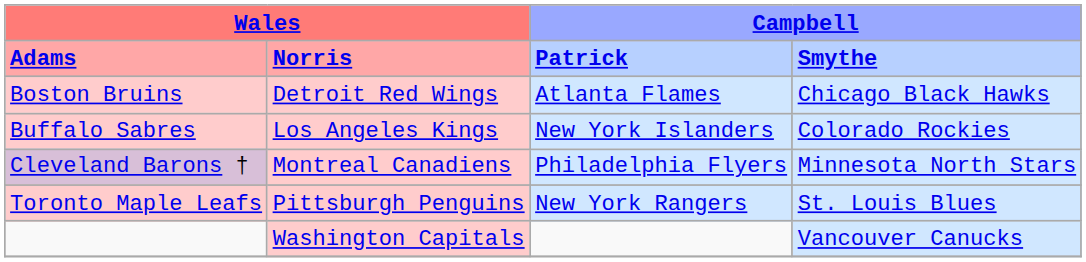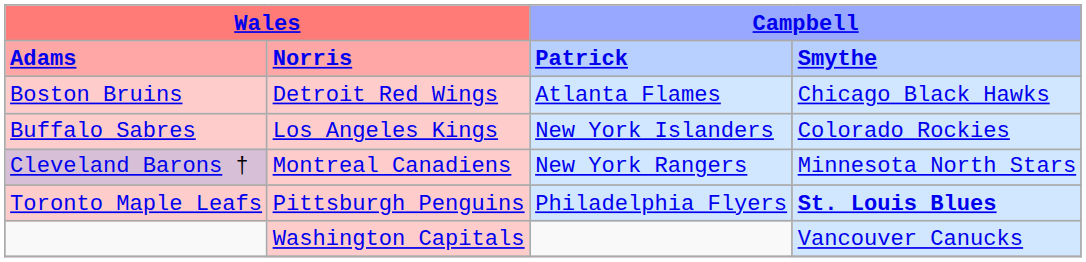(661, 167) Philadelphia Flyers -> (641, 167) New York Rangers
(641, 203) New York Rangers -> (661, 203) Philadelphia Flyers
(897, 203) normal -> (897, 203) bold
